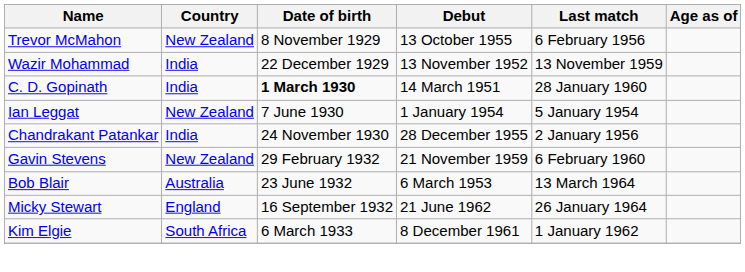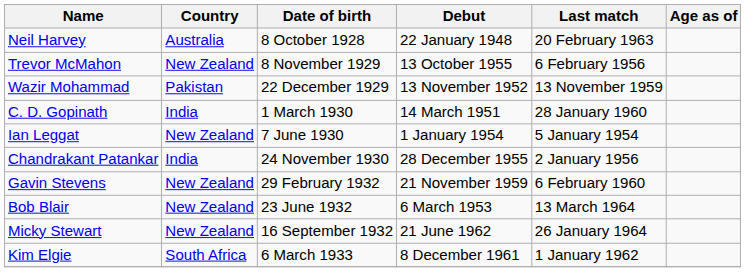+ row: (47, 40)
(182, 64) India -> (194, 87) Pakistan
(308, 87) bold -> (307, 111) normal
(195, 183) Australia -> (210, 207) New Zealand
(193, 207) England -> (210, 231) New Zealand
